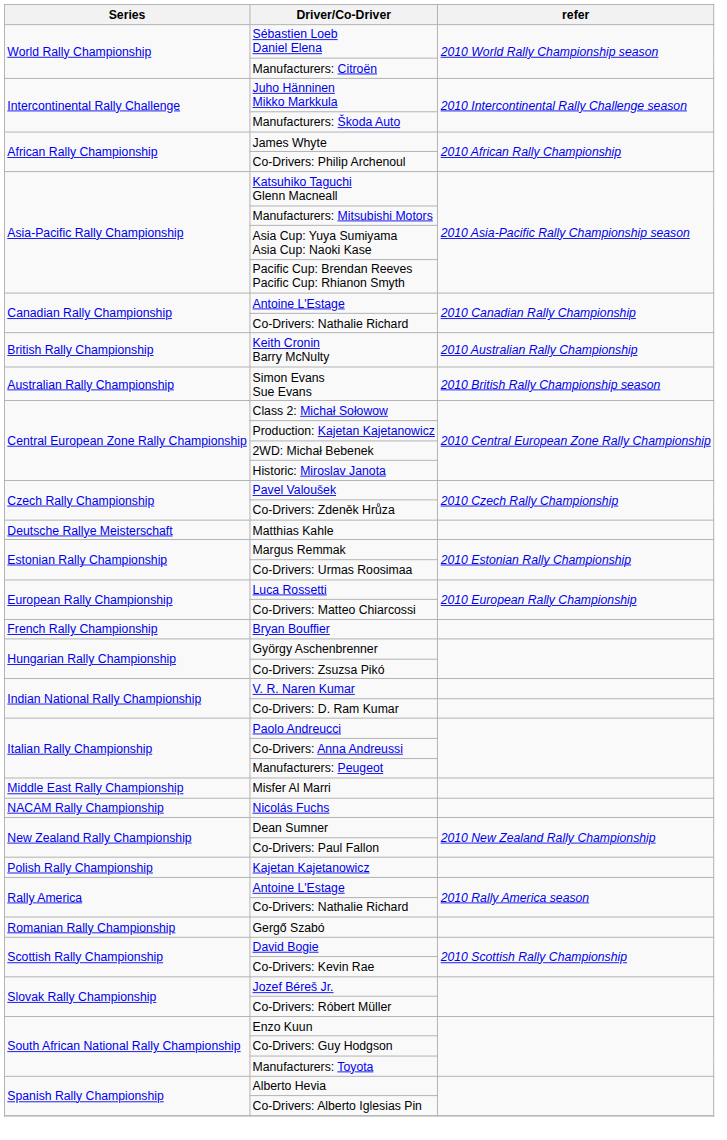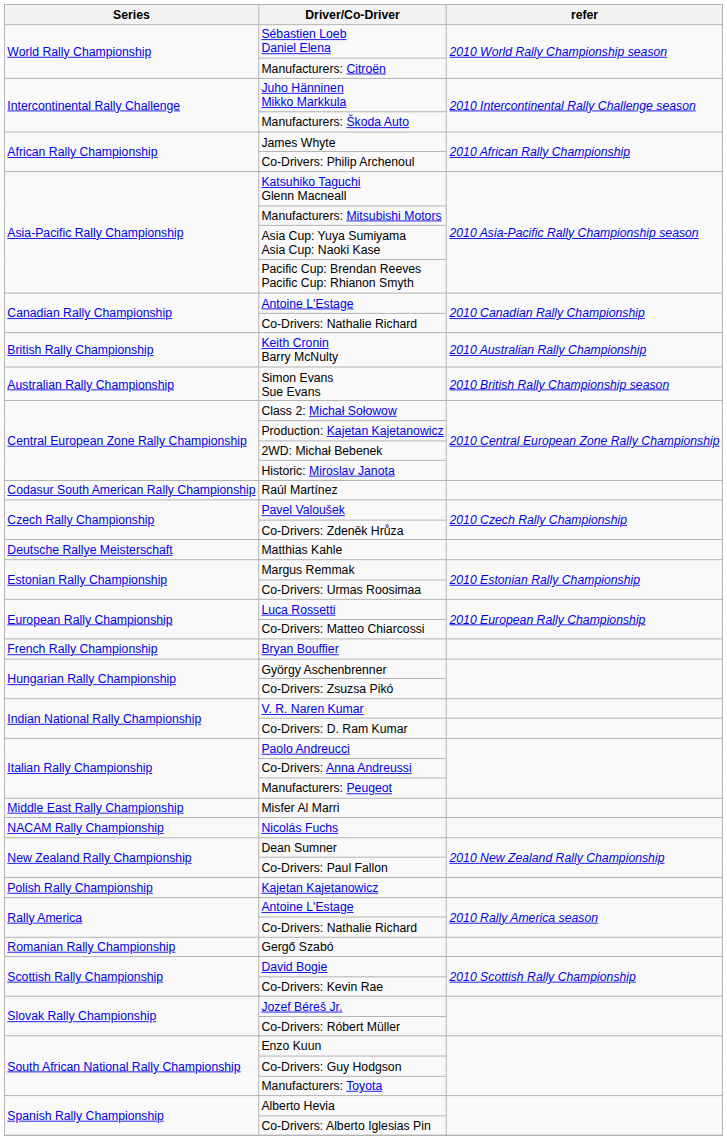+ row: (131, 490)
